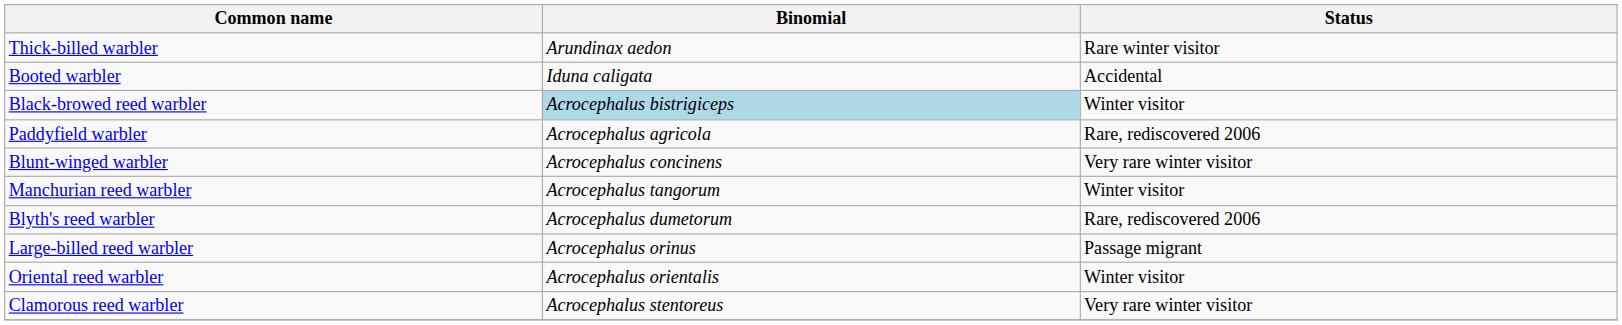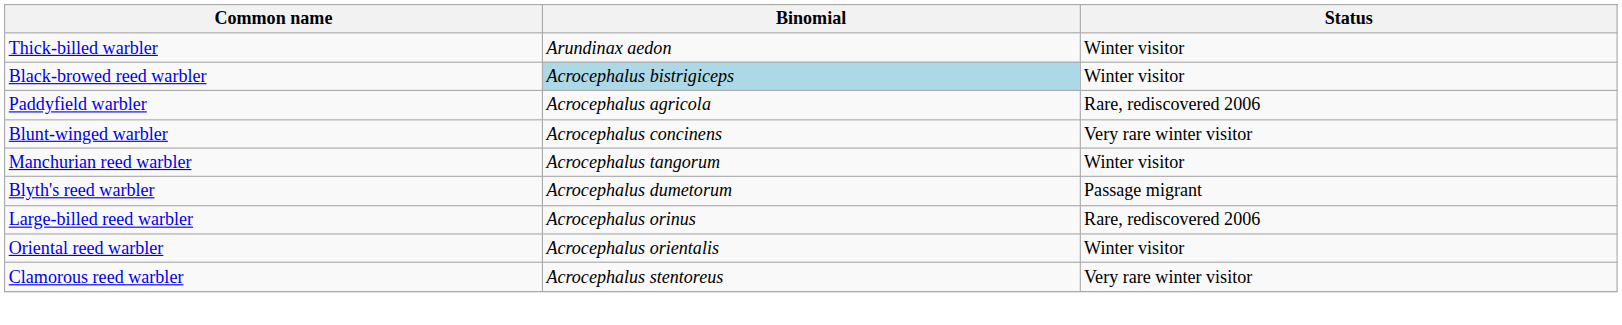(1152, 47) Rare winter visitor -> (1134, 47) Winter visitor
- row: (65, 76)
(1172, 219) Rare, rediscovered 2006 -> (1143, 190) Passage migrant
(1143, 248) Passage migrant -> (1172, 219) Rare, rediscovered 2006
